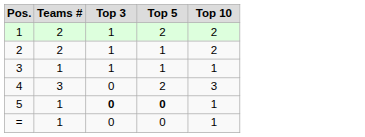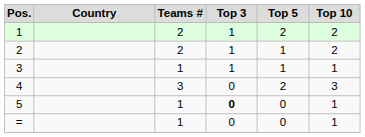+ column: (94, 13)
(162, 104) bold -> (283, 104) normal
